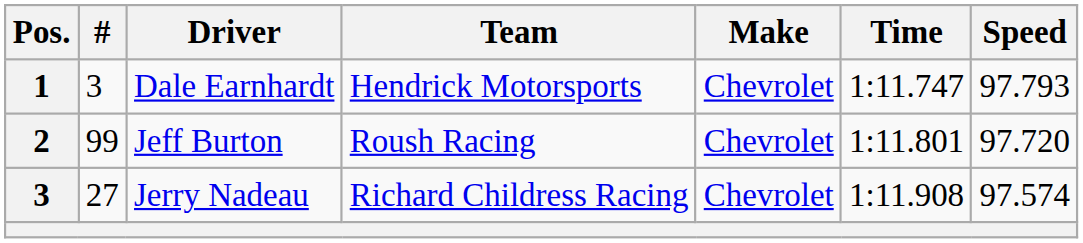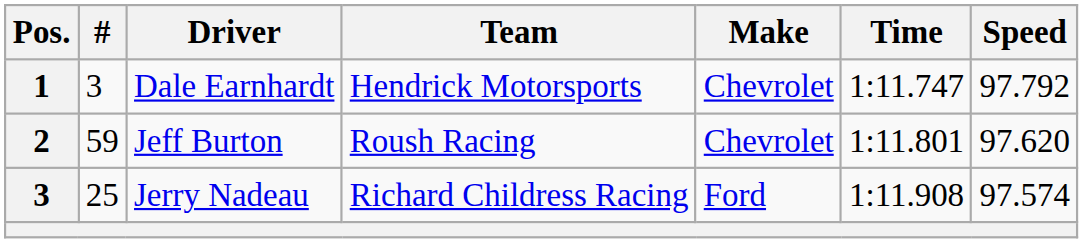(1025, 86) 97.793 -> (1025, 86) 97.792
(102, 140) 99 -> (102, 140) 59
(1025, 140) 97.720 -> (1025, 140) 97.620
(102, 195) 27 -> (102, 195) 25
(769, 195) Chevrolet -> (735, 195) Ford
